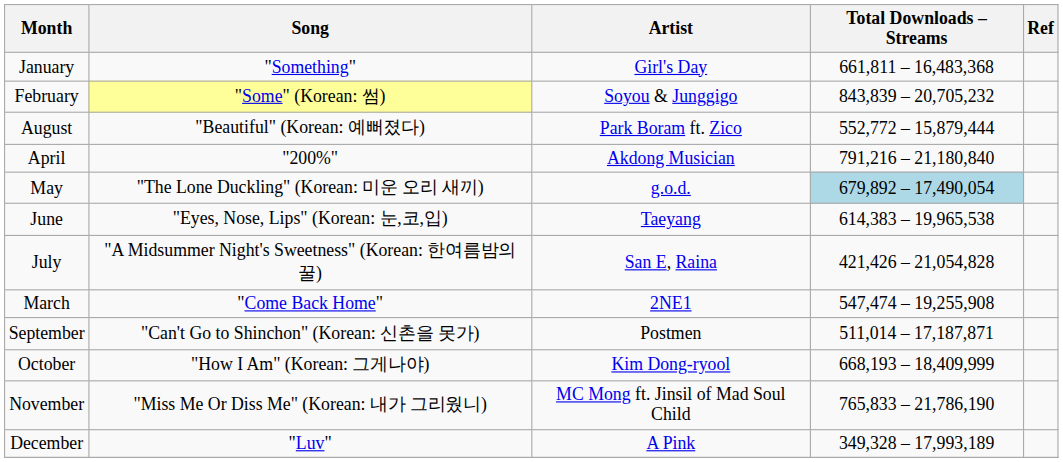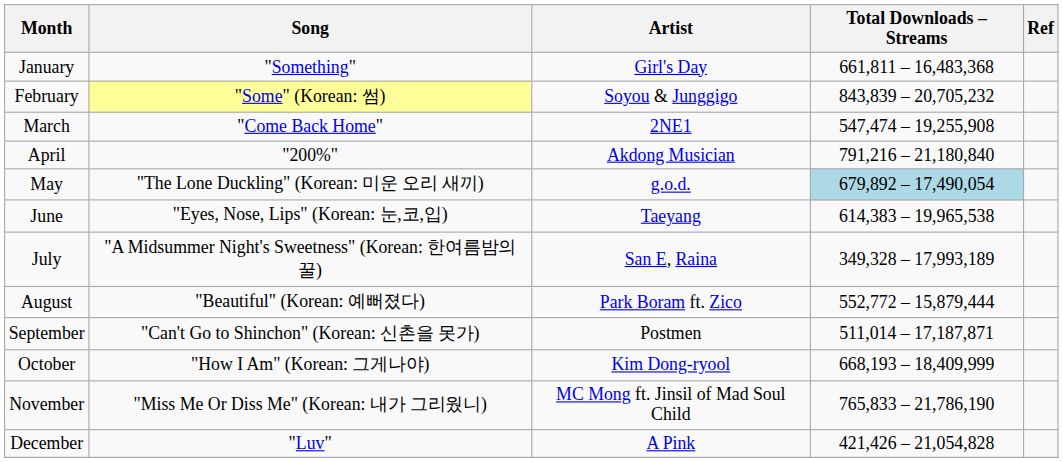rows swapped: (47, 303) <-> (47, 128)
(917, 262) 421,426 – 21,054,828 -> (917, 259) 349,328 – 17,993,189
(917, 443) 349,328 – 17,993,189 -> (917, 443) 421,426 – 21,054,828
